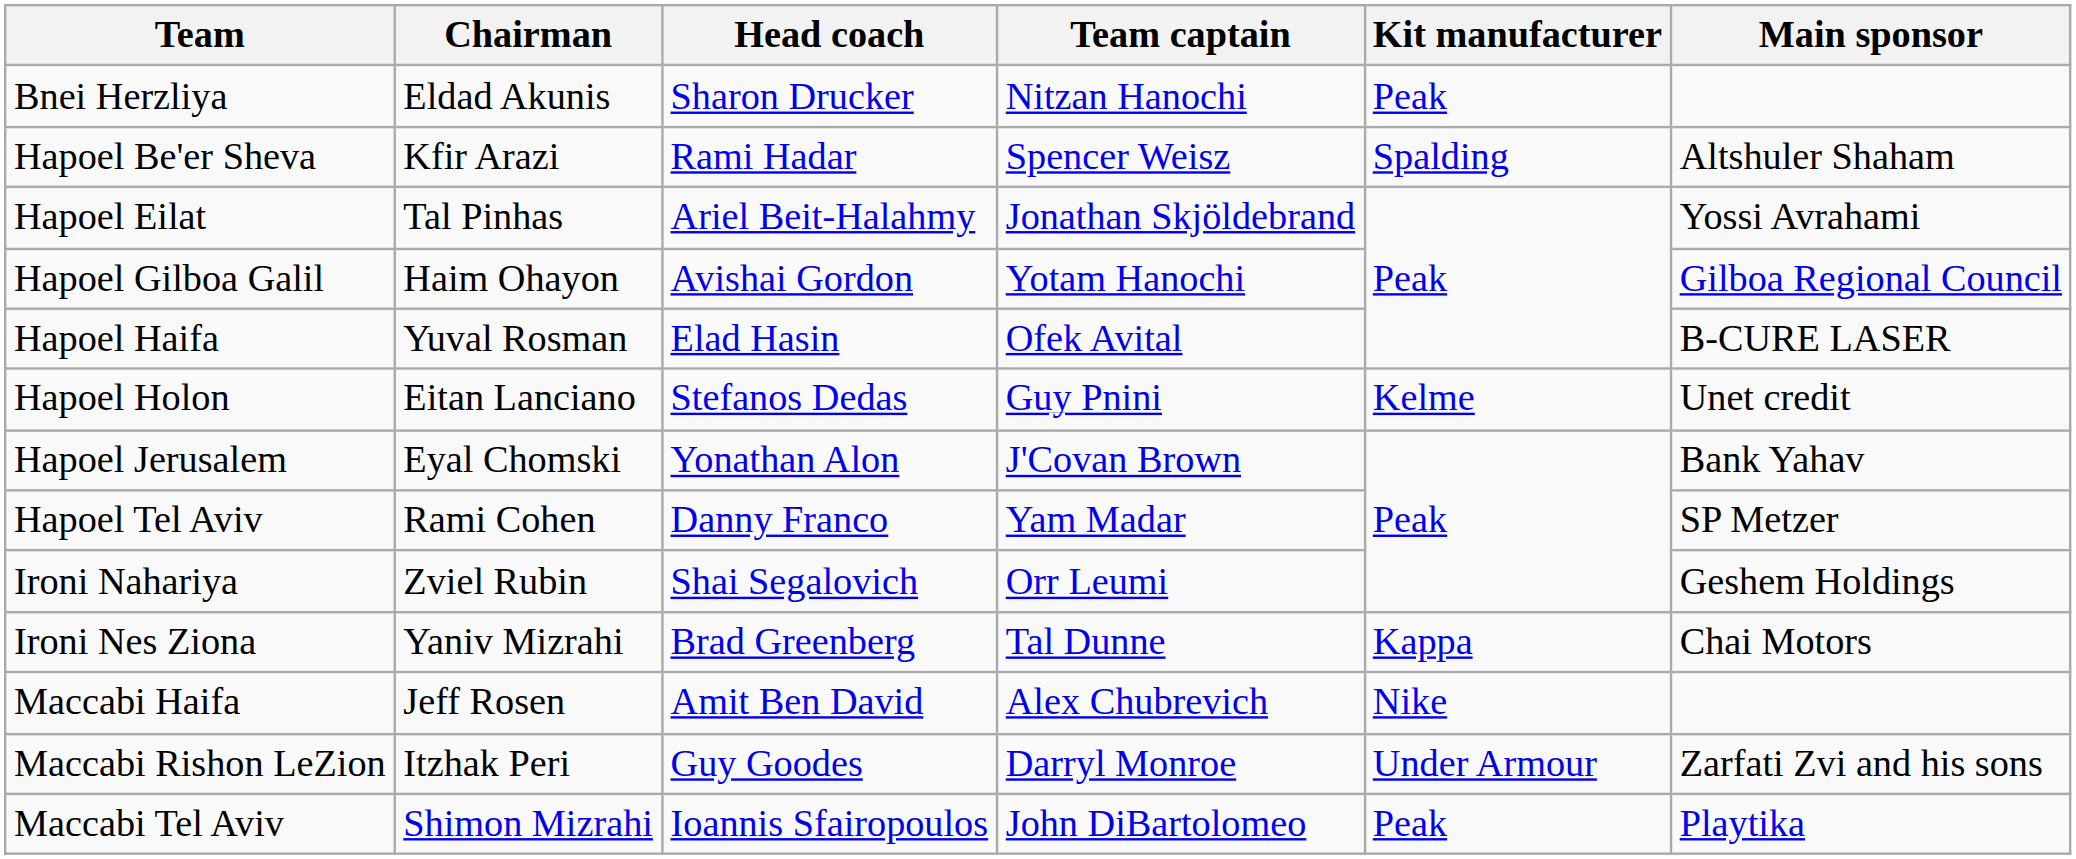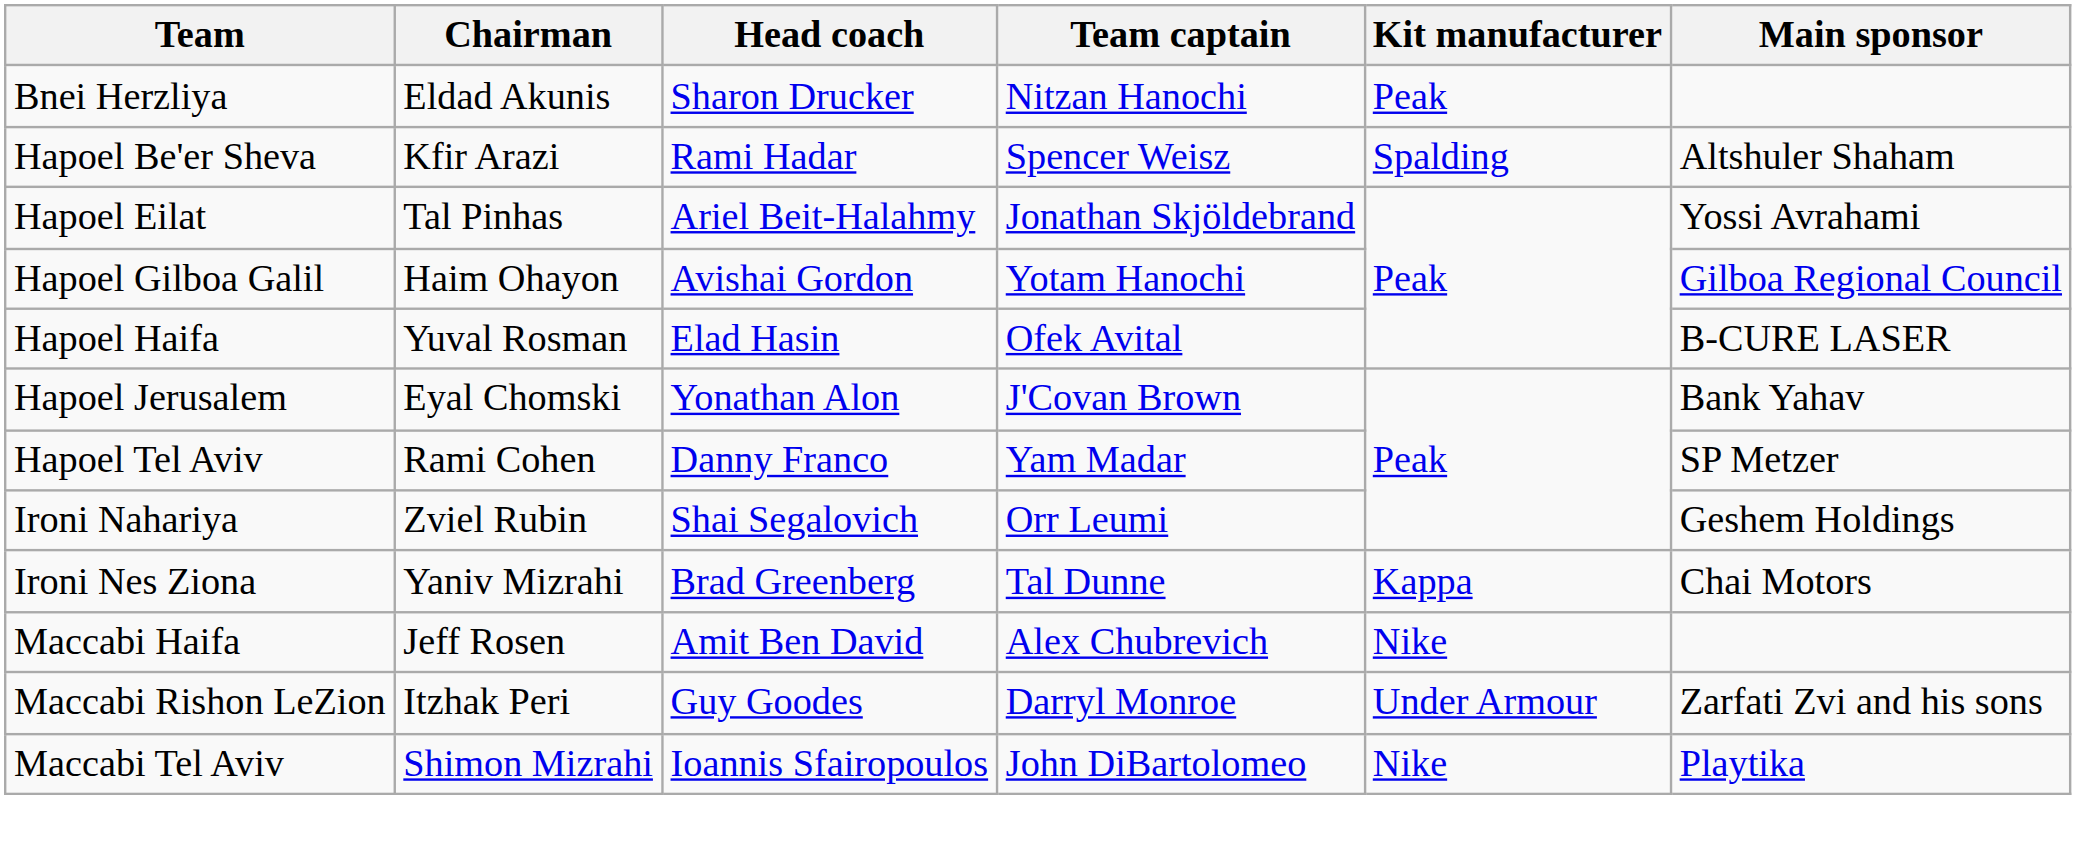- row: (122, 398)
(1410, 823) Peak -> (1410, 762) Nike
